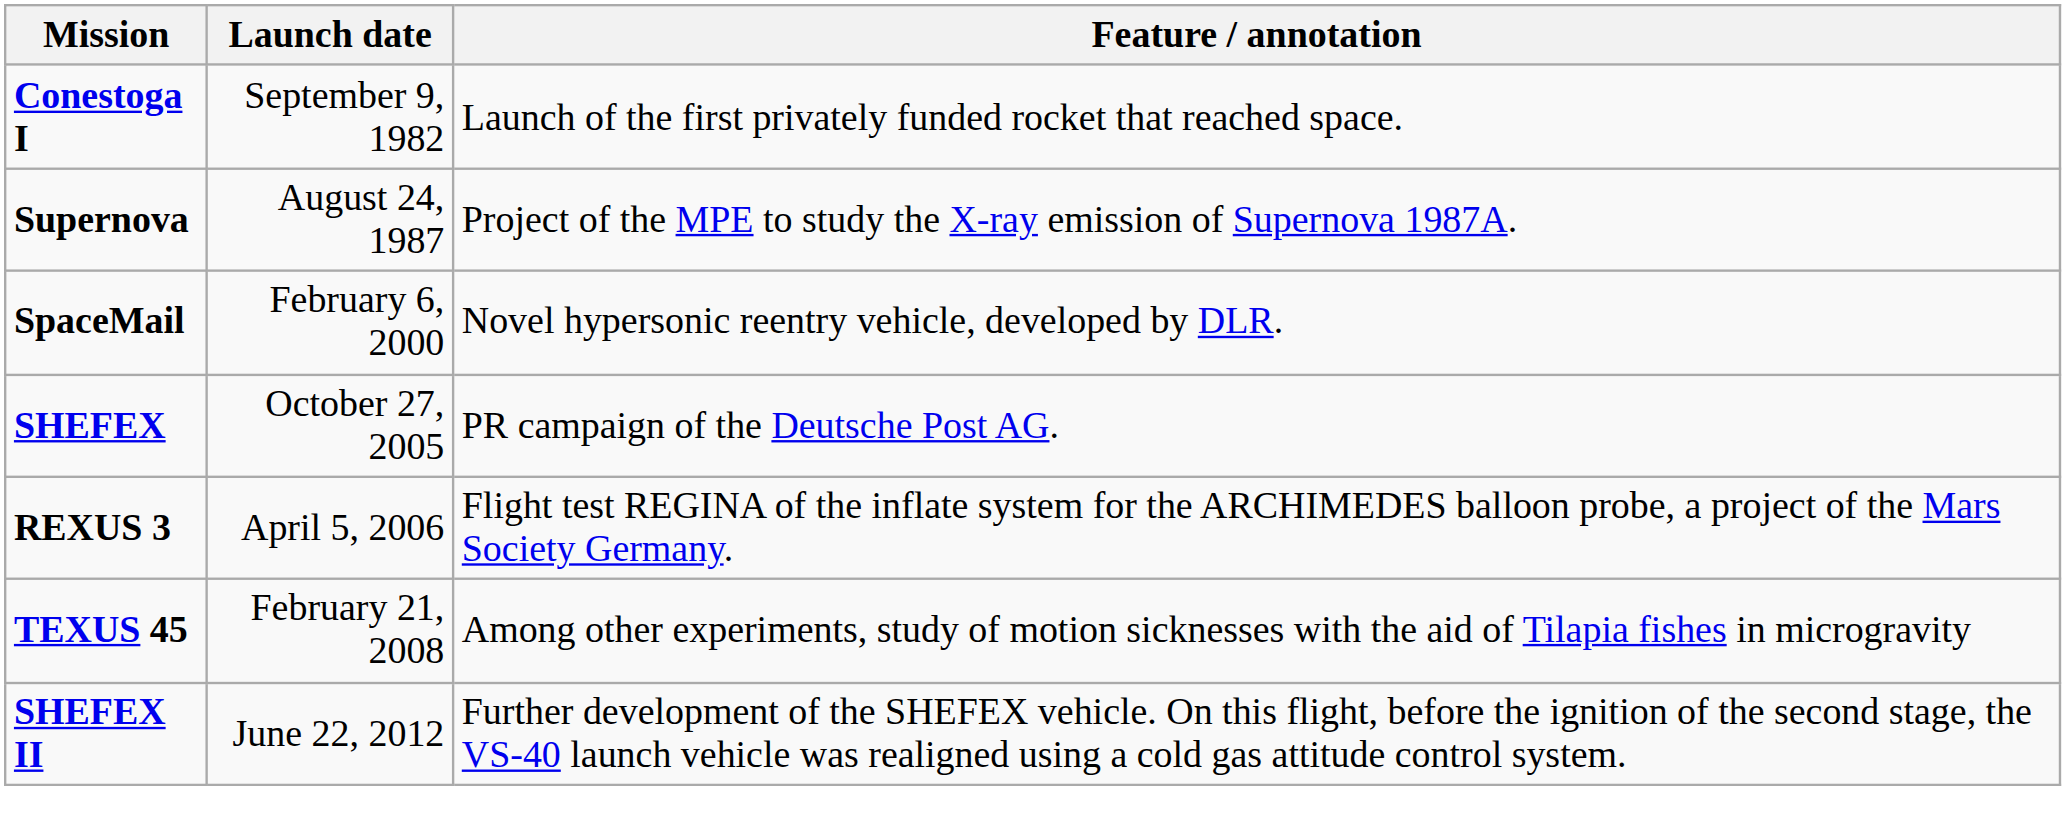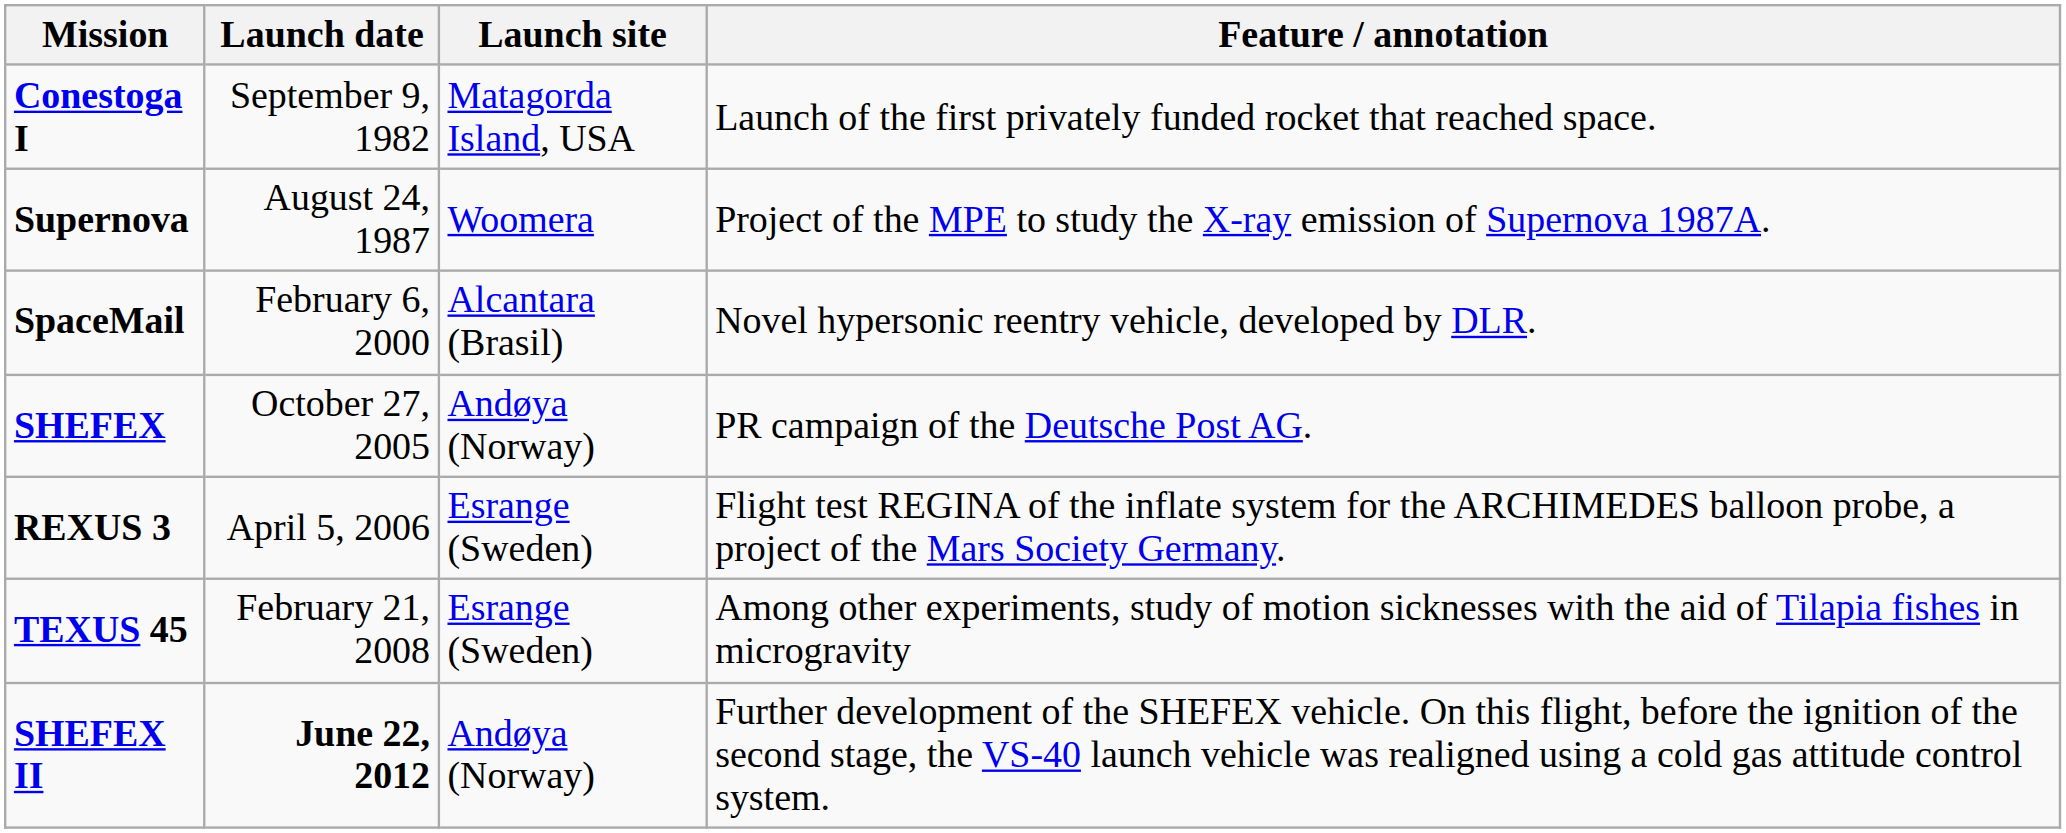+ column: (573, 34)
(338, 732) normal -> (363, 754) bold
